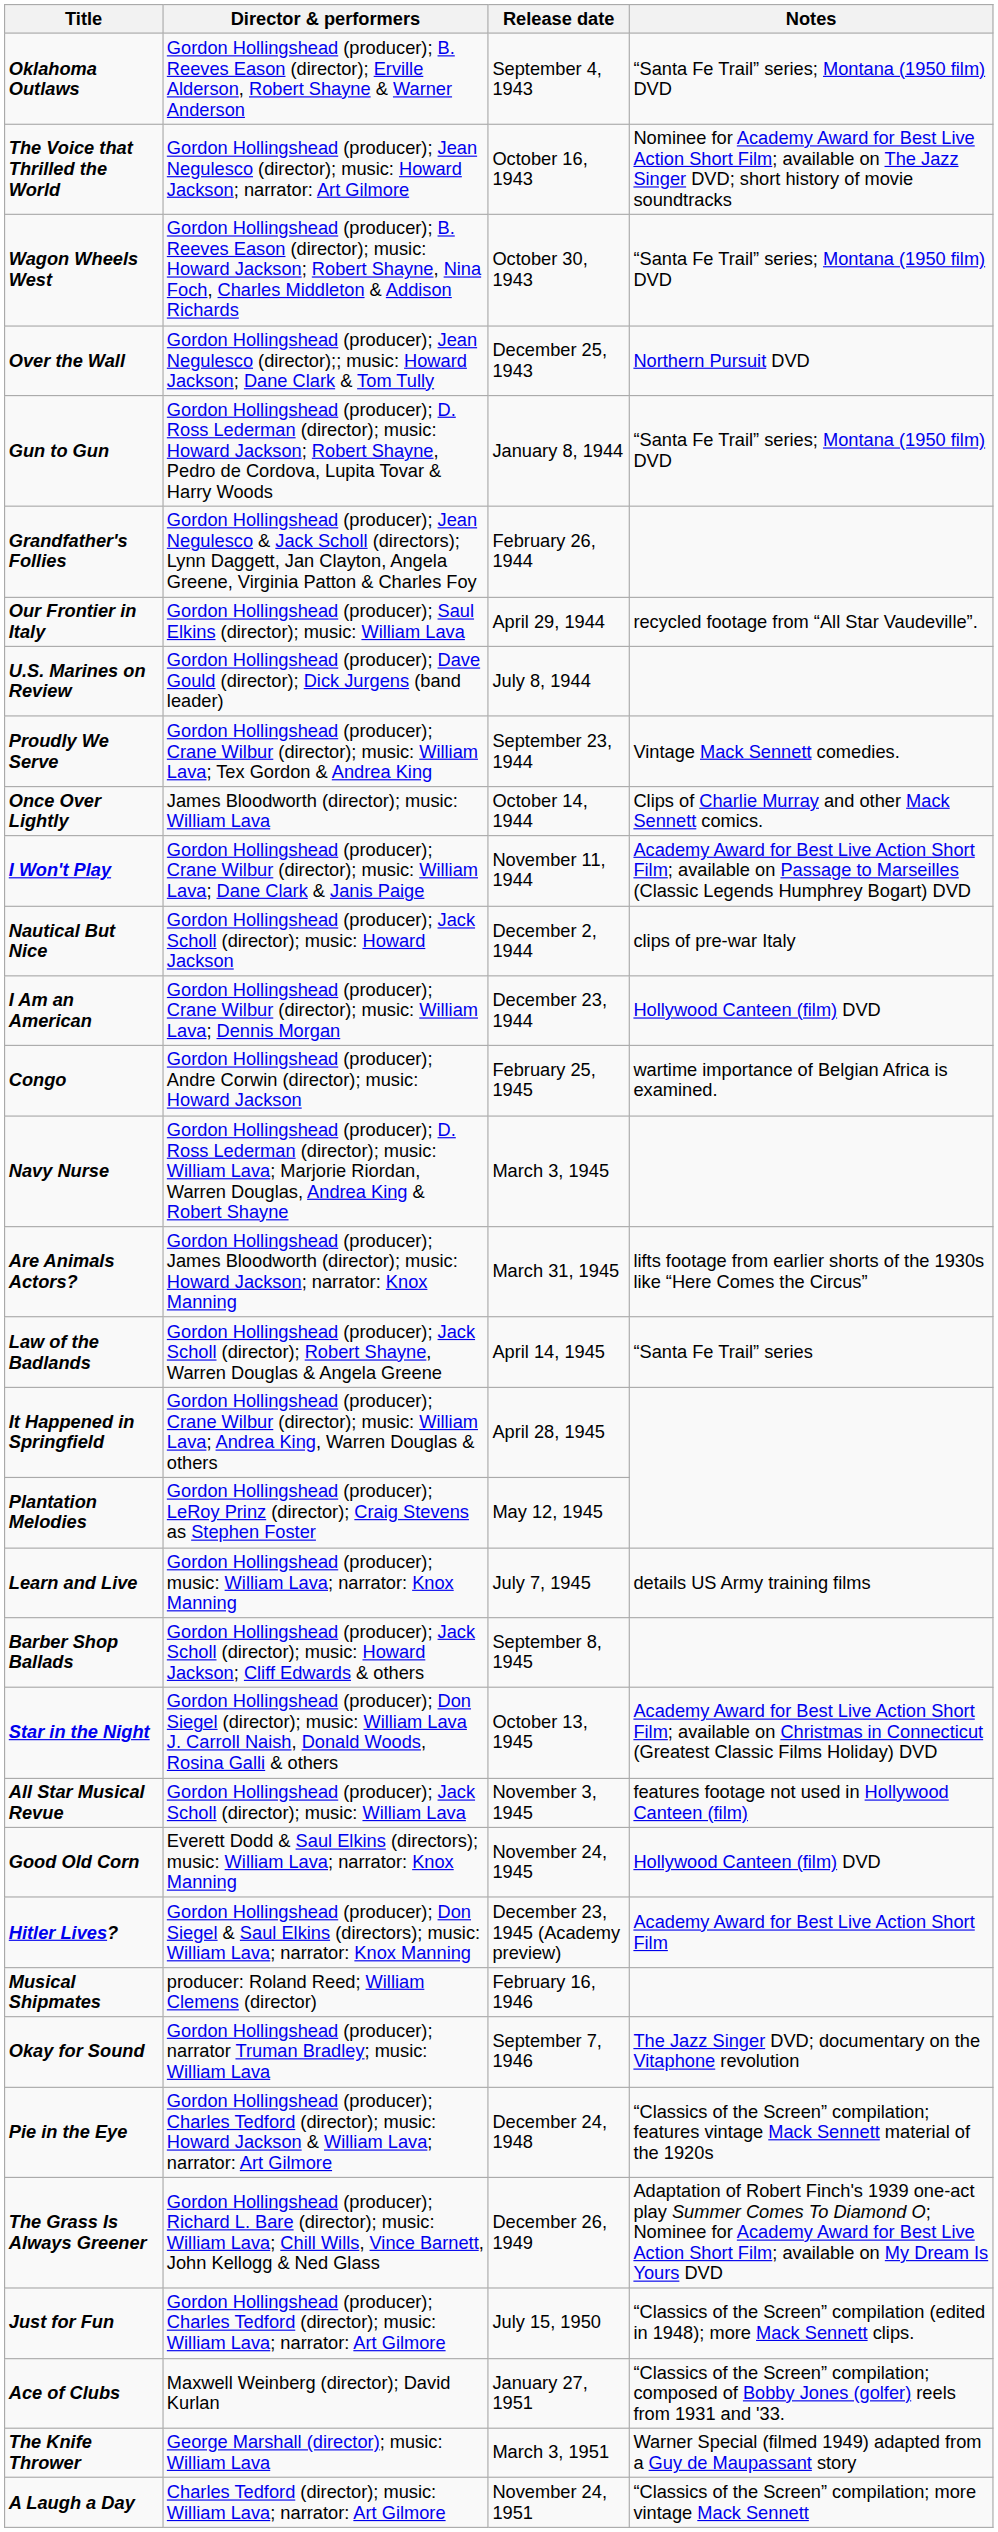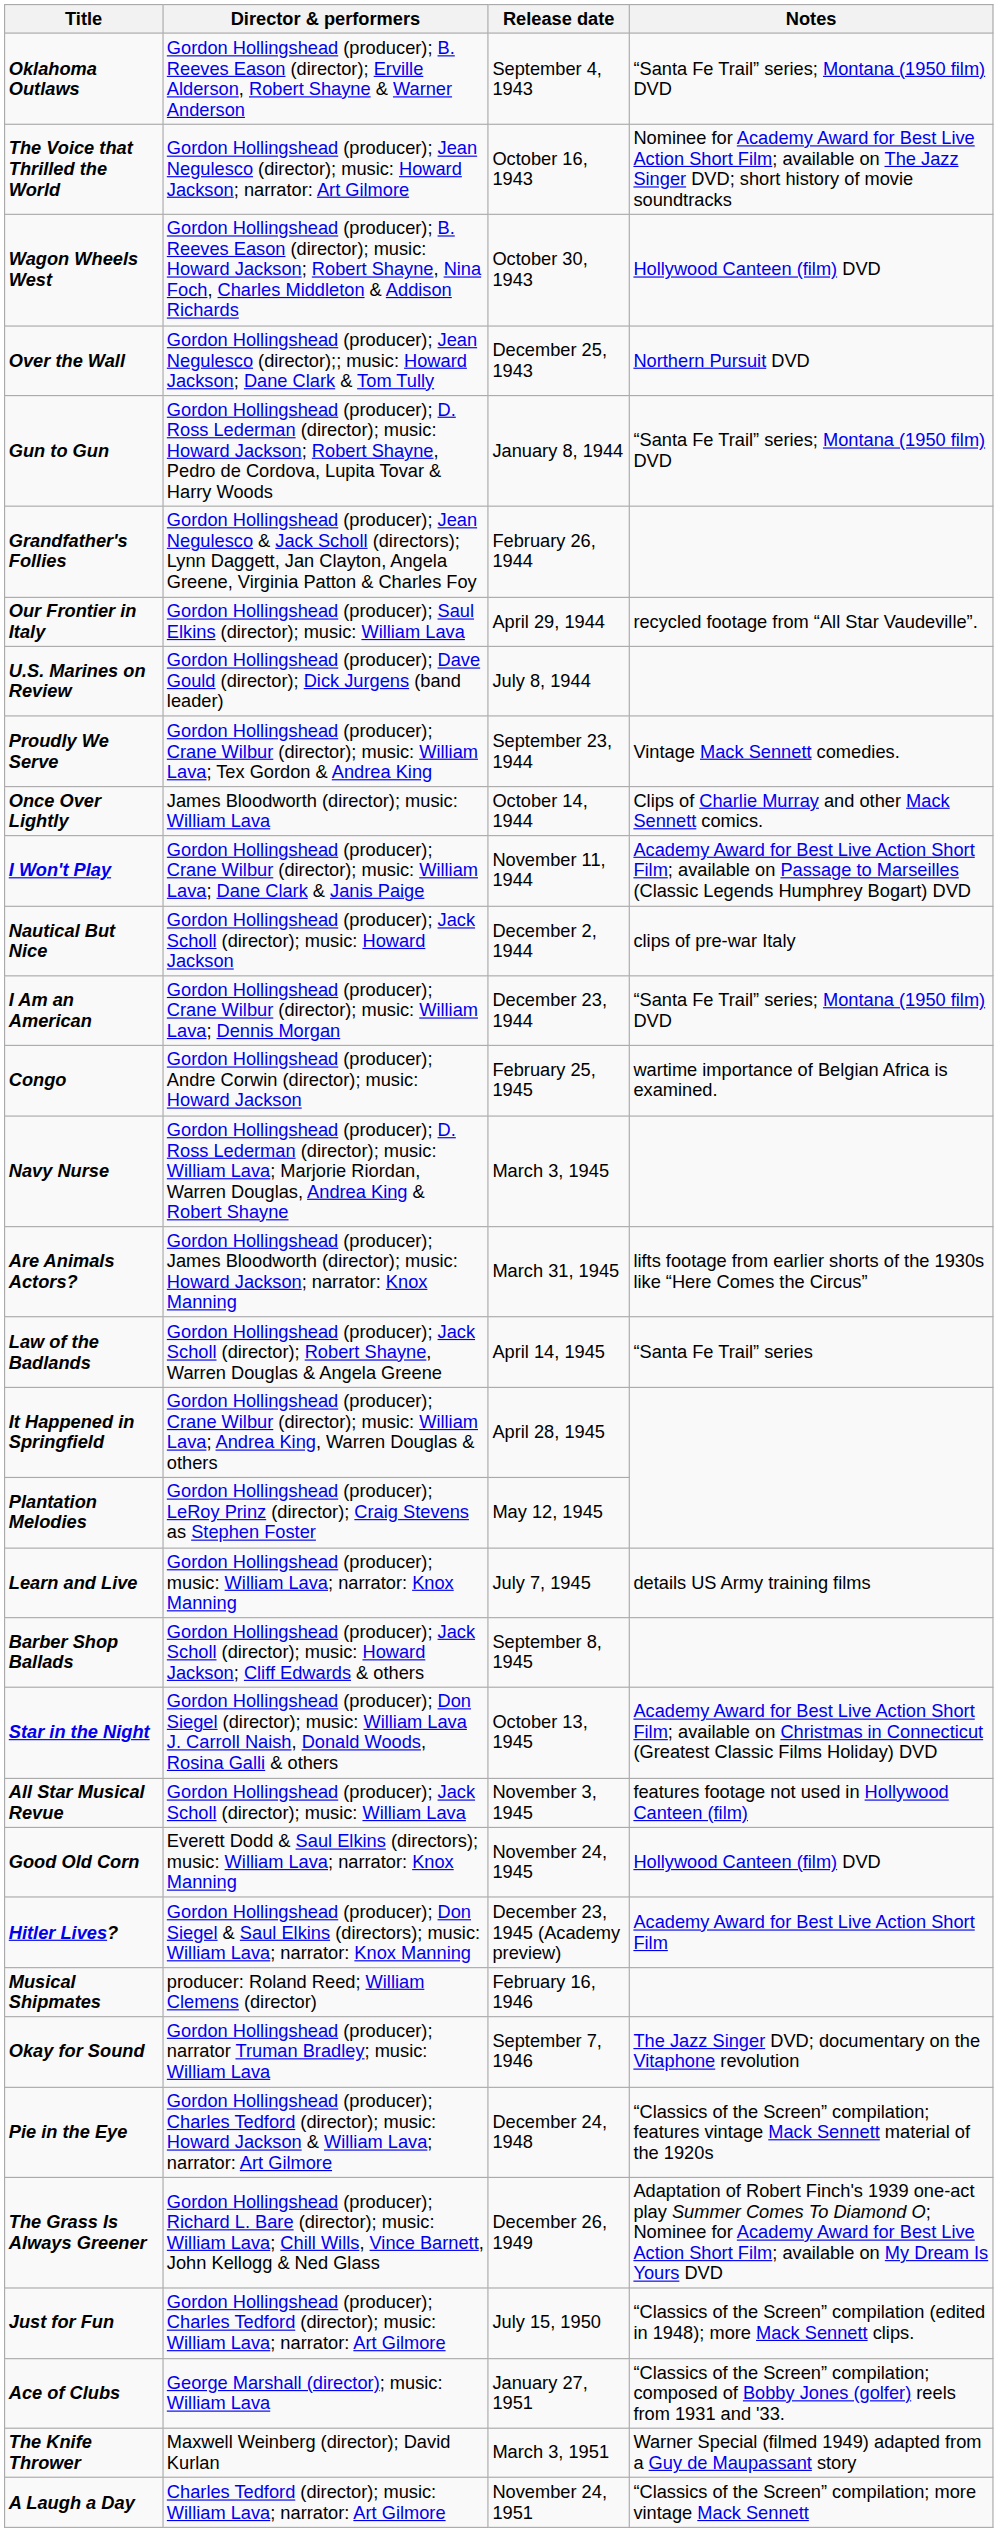(809, 269) “Santa Fe Trail” series; Montana (1950 film) DVD -> (757, 269) Hollywood Canteen (film) DVD
(757, 1010) Hollywood Canteen (film) DVD -> (809, 1010) “Santa Fe Trail” series; Montana (1950 film) DVD
(309, 2393) Maxwell Weinberg (director); David Kurlan -> (305, 2393) George Marshall (director); music: William Lava
(305, 2452) George Marshall (director); music: William Lava -> (309, 2452) Maxwell Weinberg (director); David Kurlan
